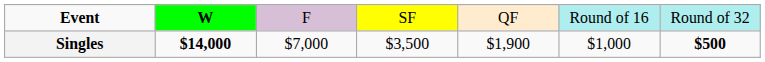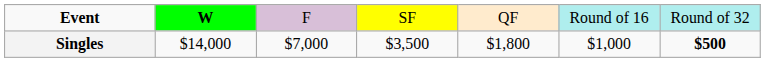(205, 44) bold -> (205, 44) normal
(508, 44) $1,900 -> (508, 44) $1,800
